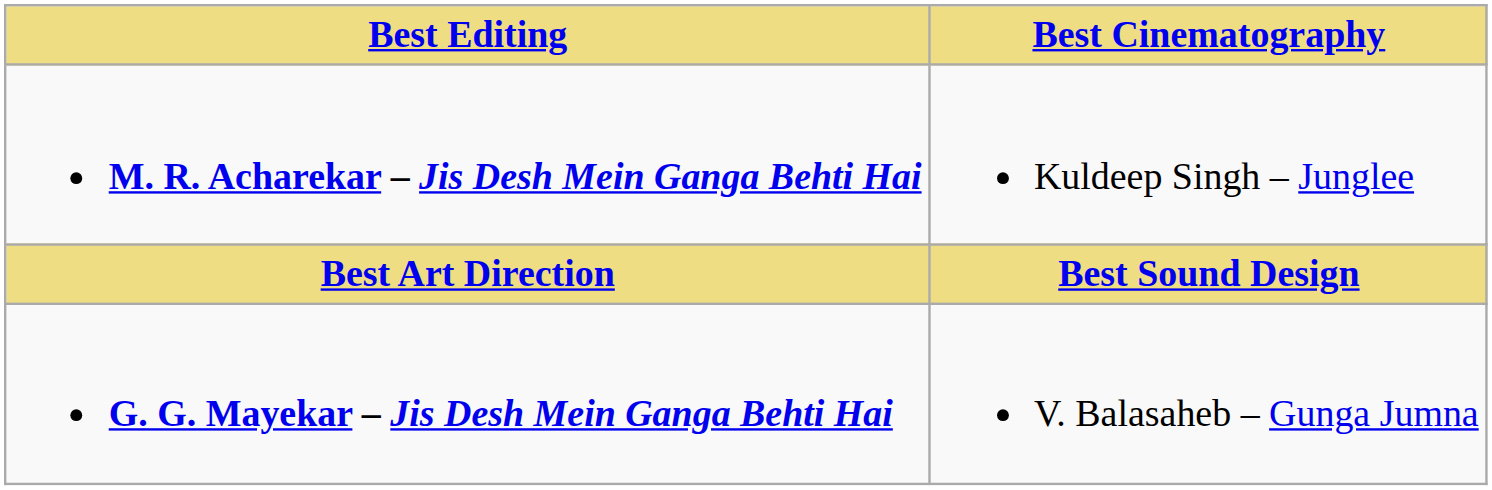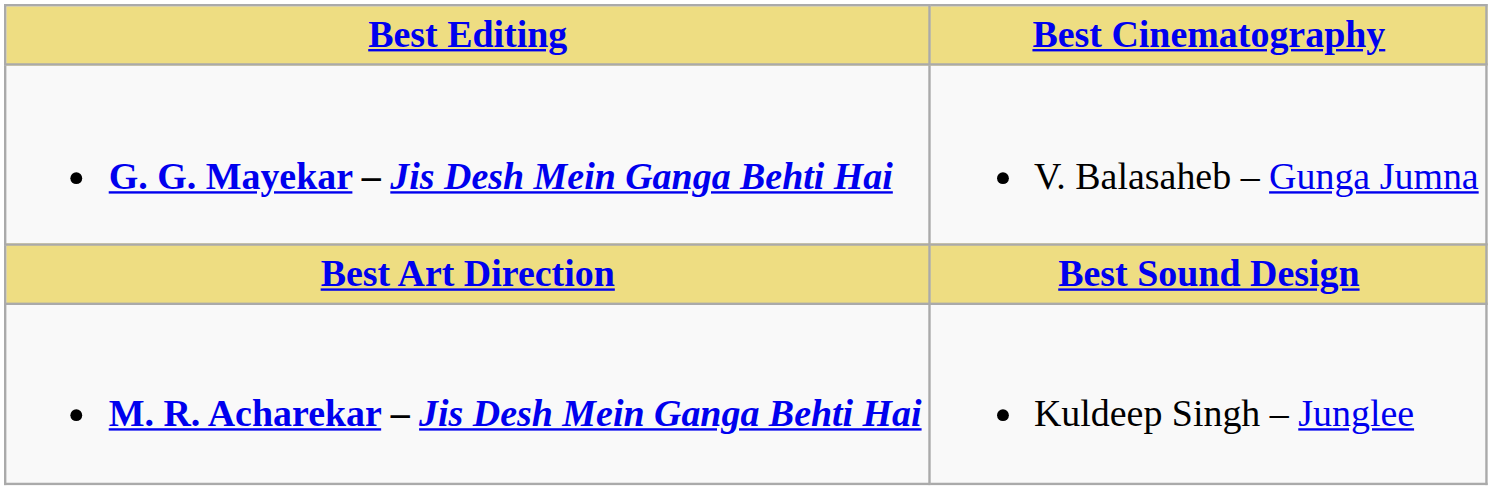rows swapped: (468, 415) <-> (468, 176)
